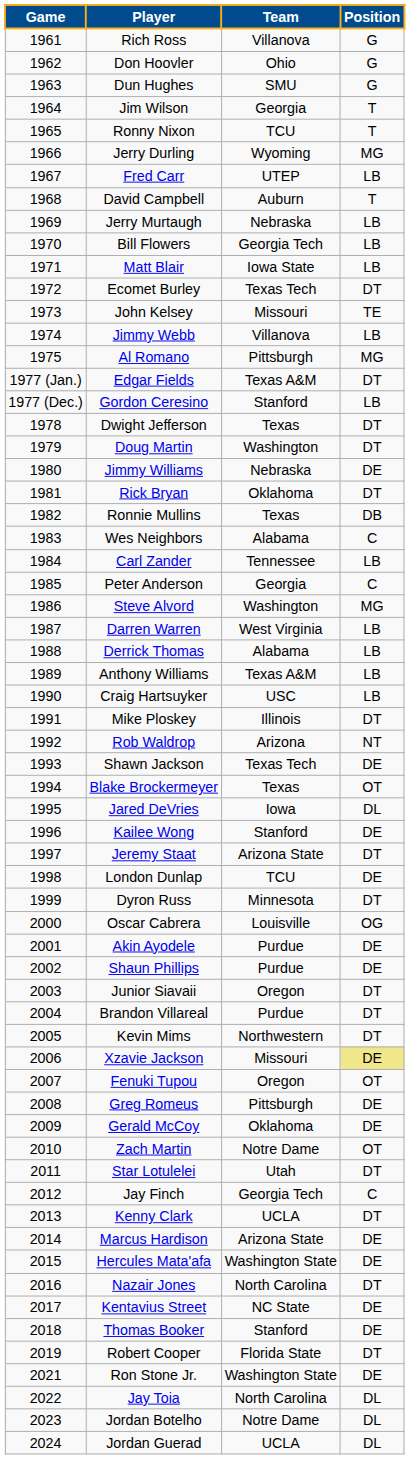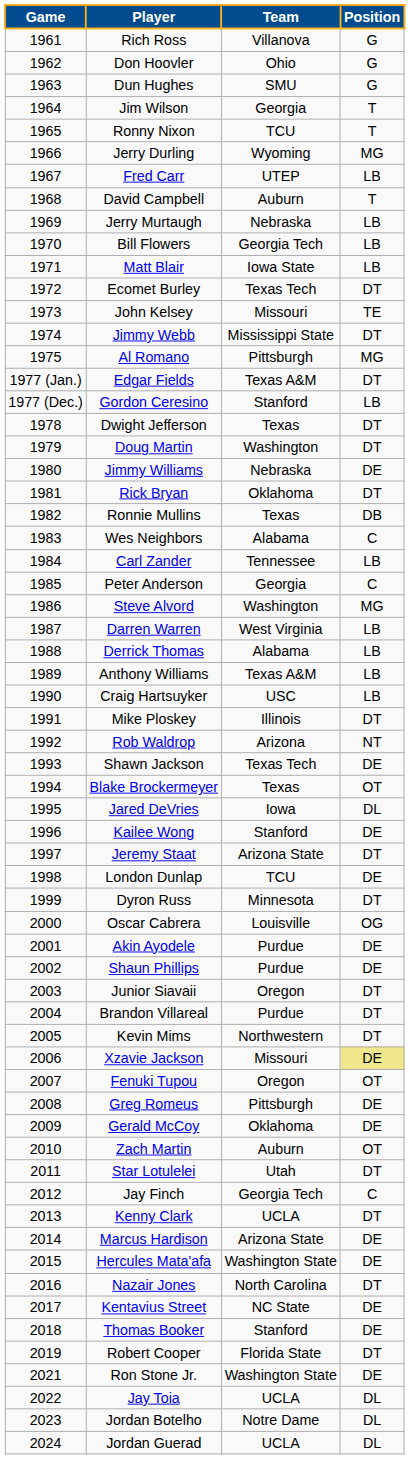(281, 335) Villanova -> (281, 335) Mississippi State
(372, 335) LB -> (372, 335) DT
(281, 1149) Notre Dame -> (281, 1149) Auburn
(281, 1398) North Carolina -> (281, 1398) UCLA
